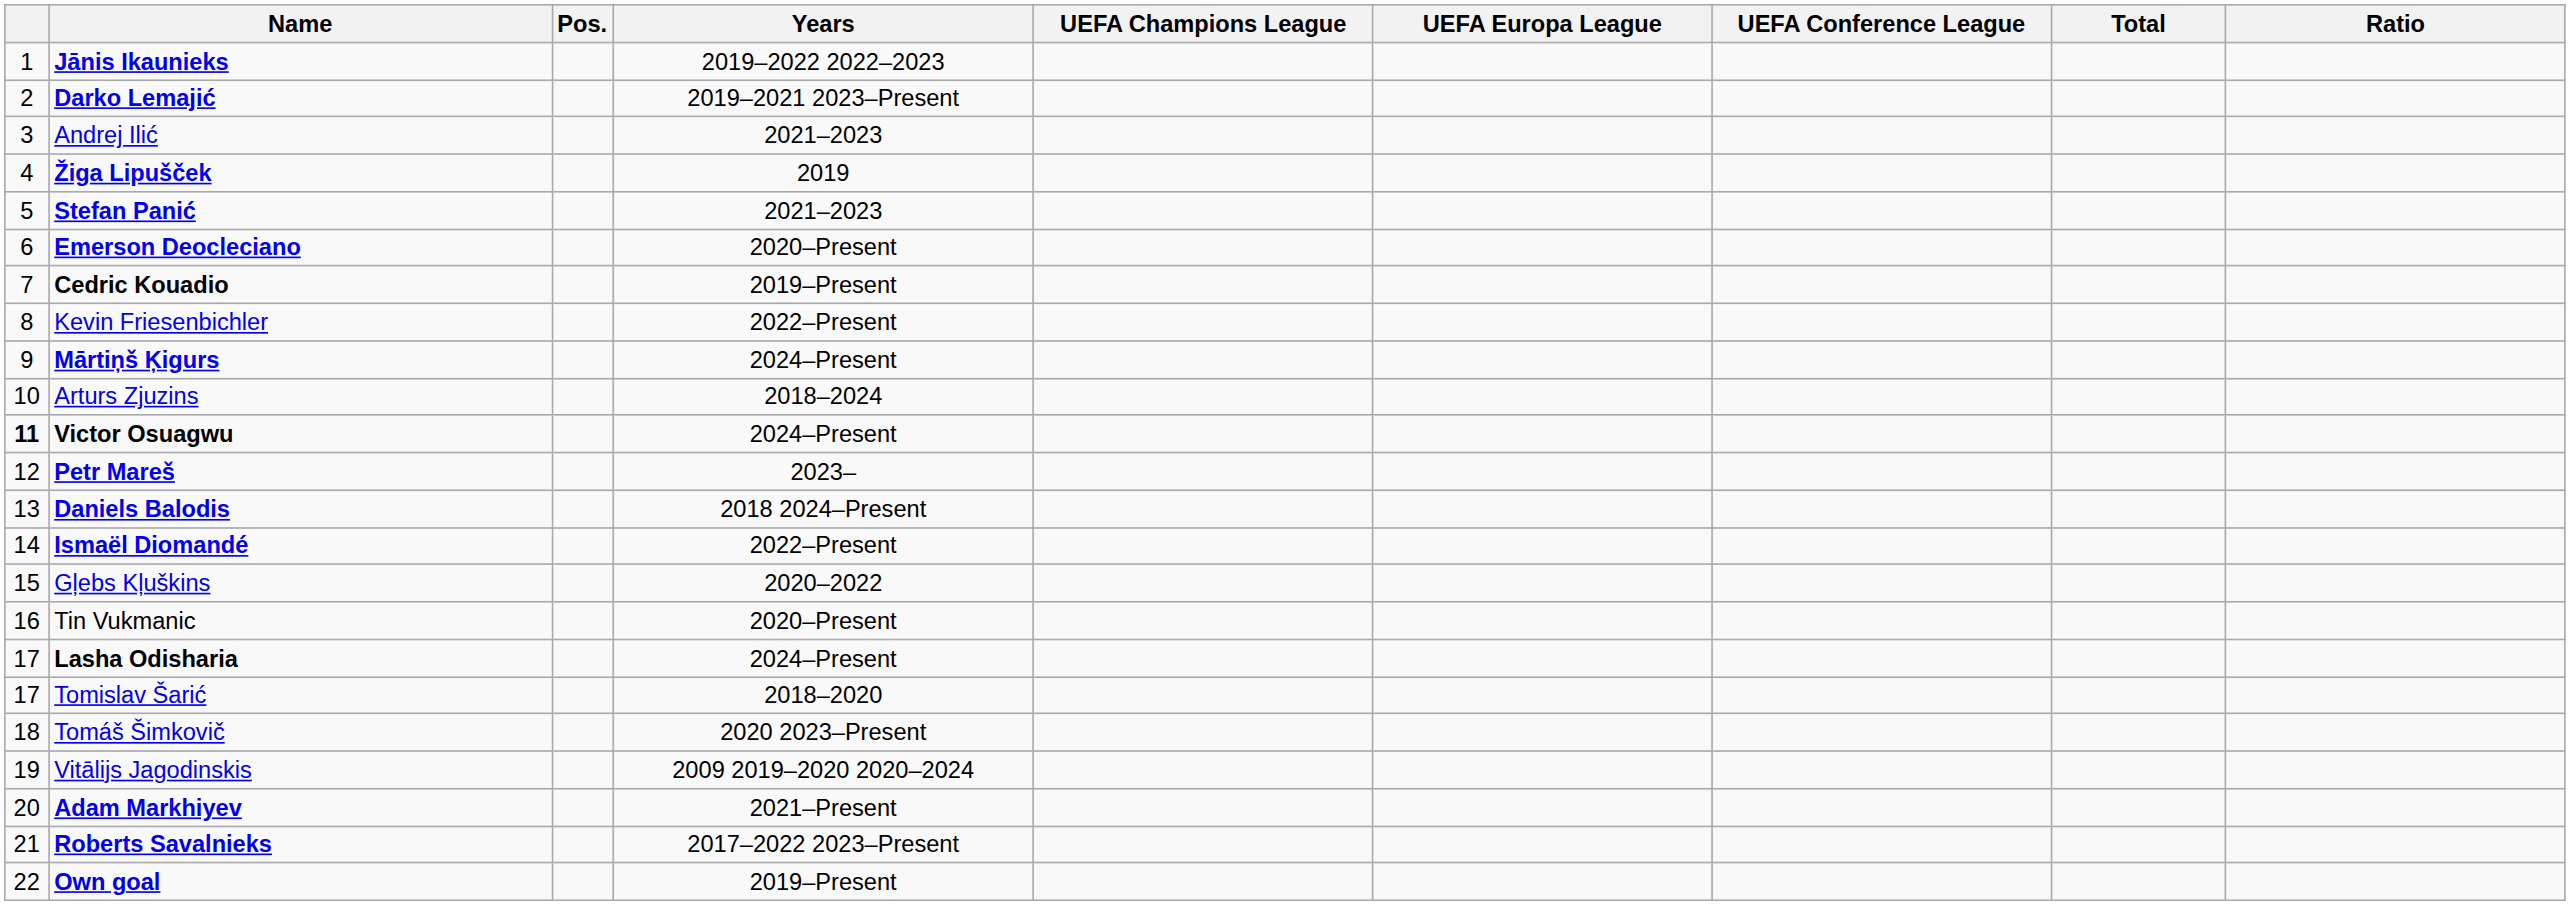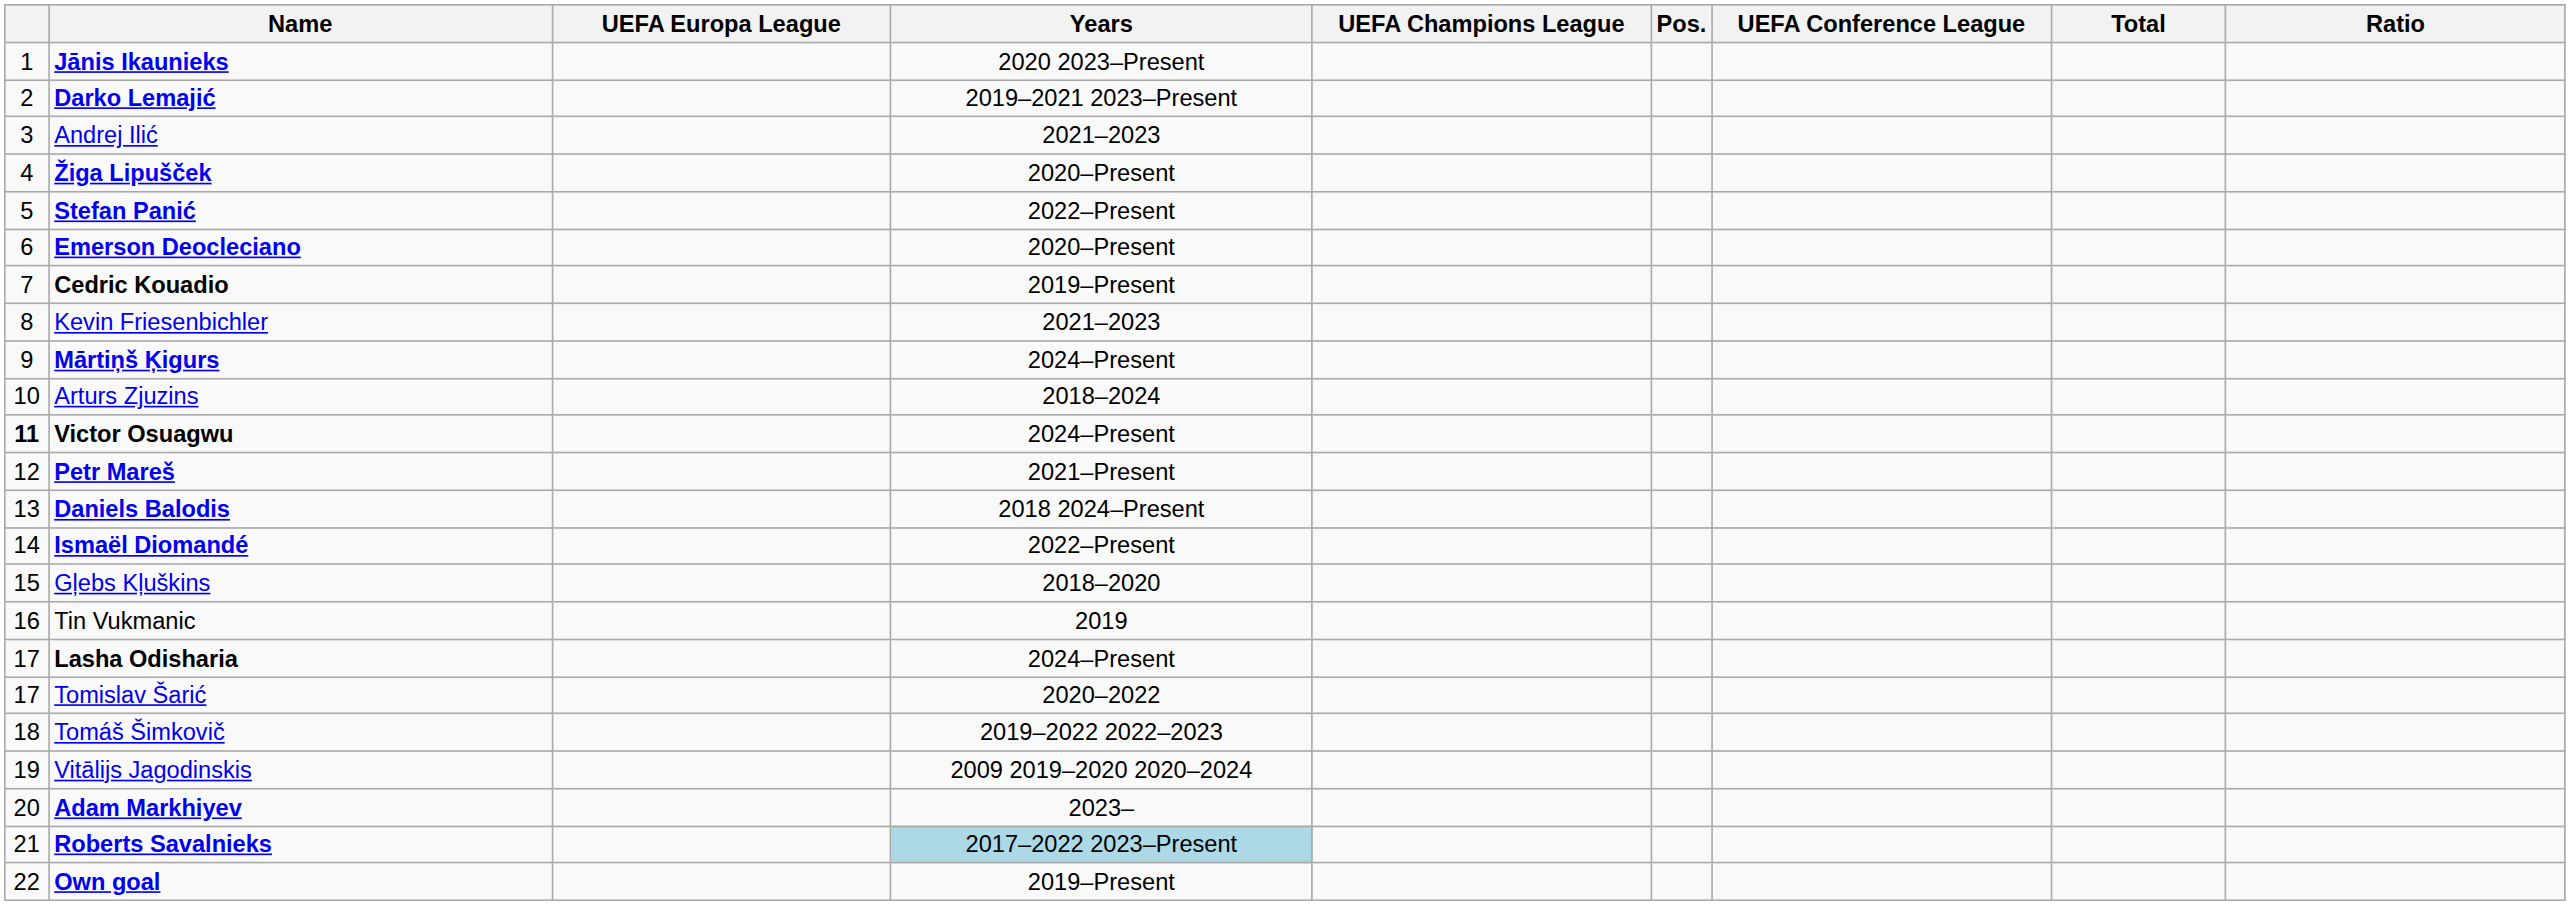columns swapped: (582, 24) <-> (1542, 24)
(823, 61) 2019–2022 2022–2023 -> (1101, 61) 2020 2023–Present
(823, 173) 2019 -> (1101, 173) 2020–Present
(823, 210) 2021–2023 -> (1101, 210) 2022–Present
(823, 322) 2022–Present -> (1101, 322) 2021–2023
(823, 472) 2023– -> (1101, 472) 2021–Present
(823, 584) 2020–2022 -> (1101, 584) 2018–2020
(823, 621) 2020–Present -> (1101, 621) 2019
(823, 695) 2018–2020 -> (1101, 695) 2020–2022
(823, 733) 2020 2023–Present -> (1101, 733) 2019–2022 2022–2023
(823, 807) 2021–Present -> (1101, 807) 2023–
(823, 845) no background -> (1101, 845) lightblue background
